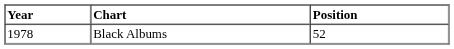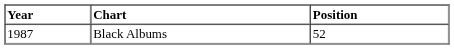(20, 34) 1978 -> (20, 34) 1987
